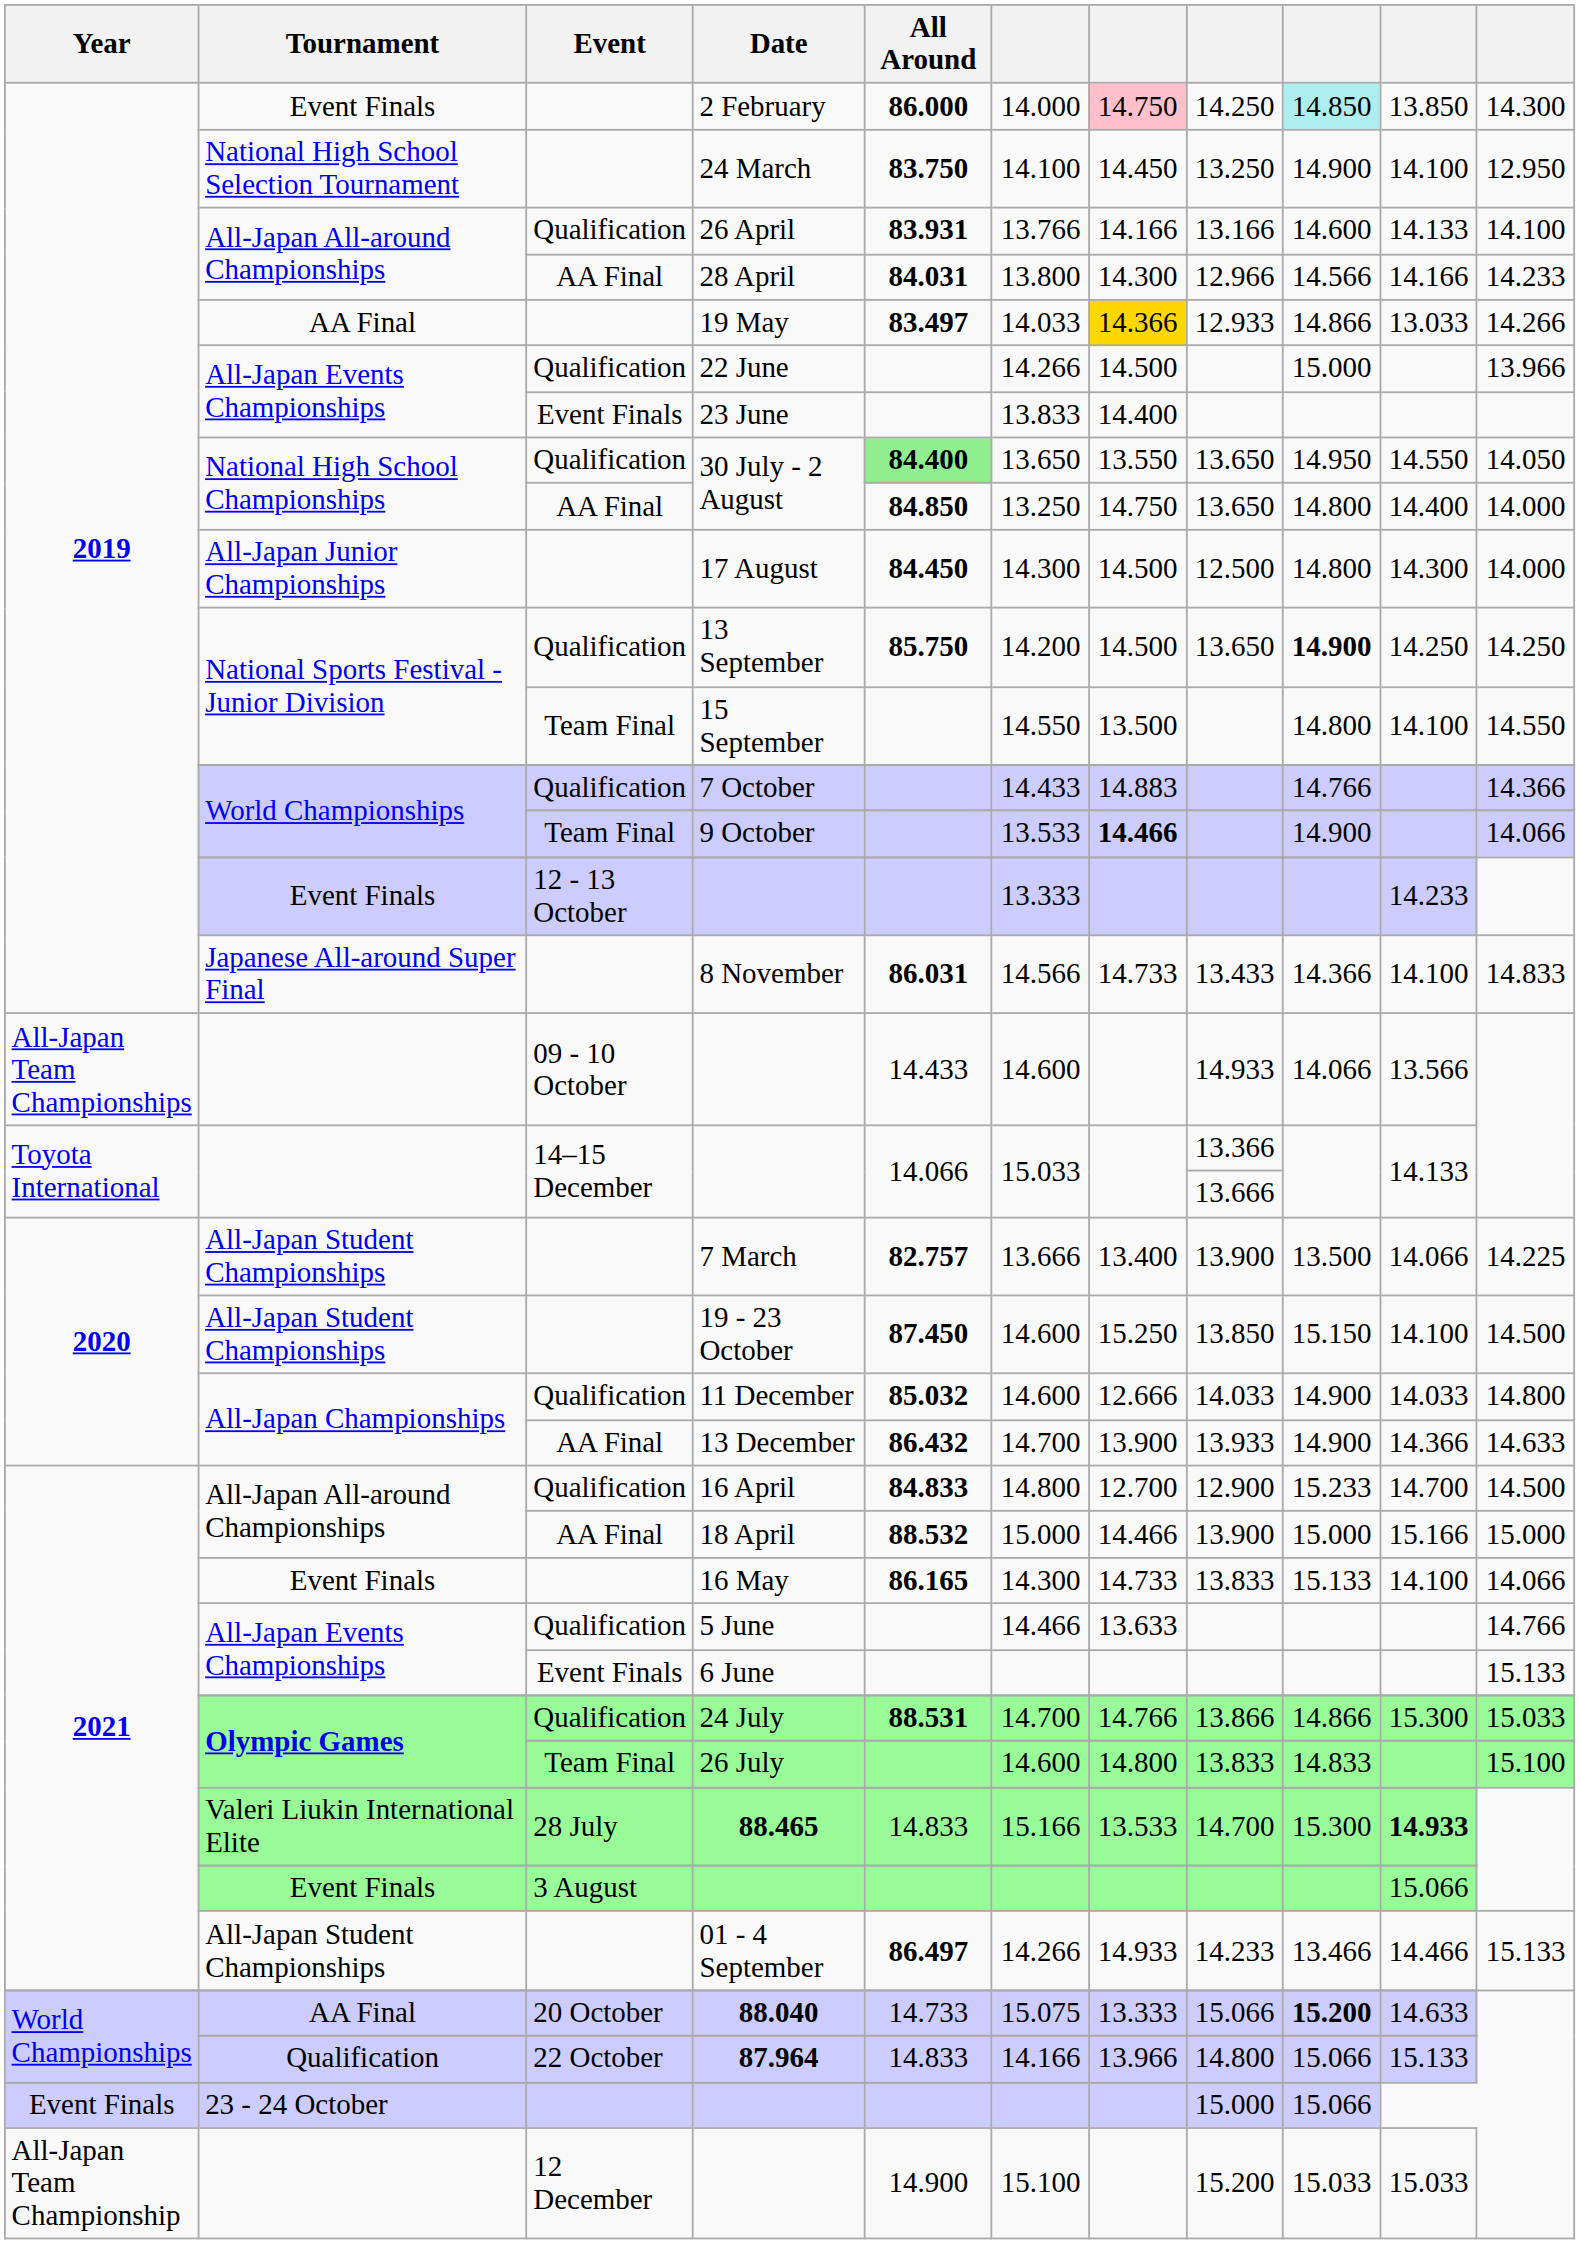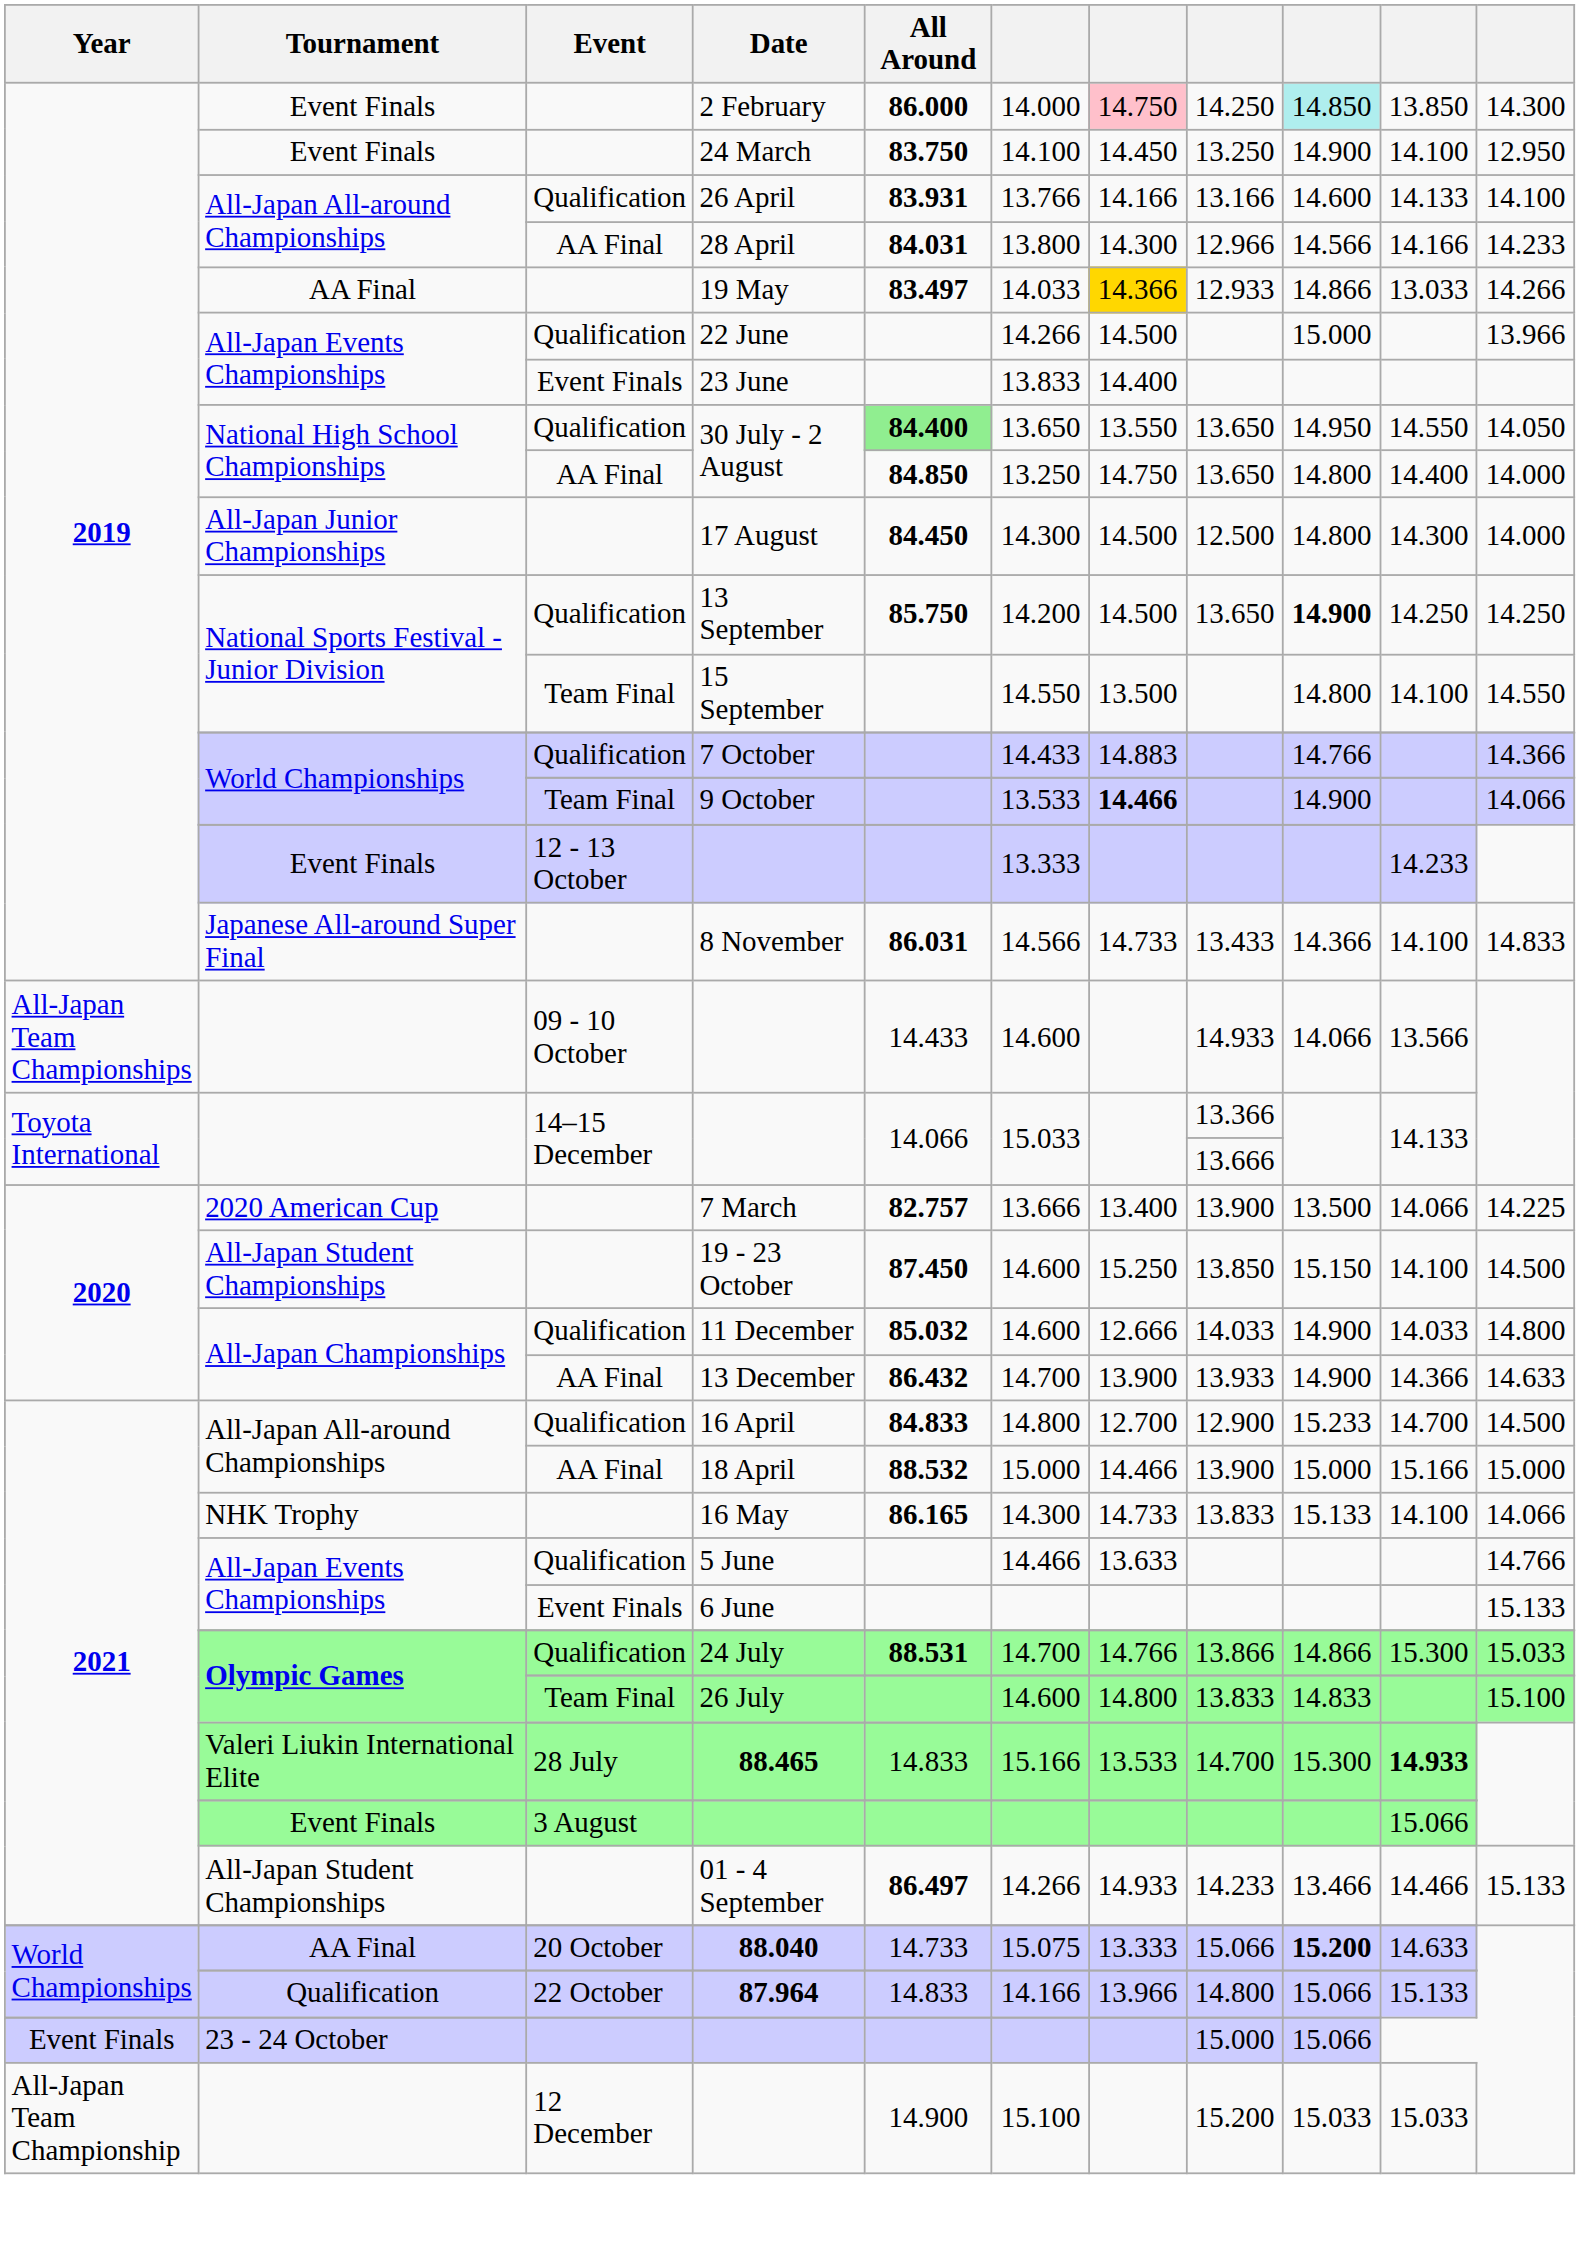(332, 168) National High School Selection Tournament -> (363, 151) Event Finals
(309, 1255) All-Japan Student Championships -> (322, 1206) 2020 American Cup
(363, 1579) Event Finals -> (282, 1514) NHK Trophy
